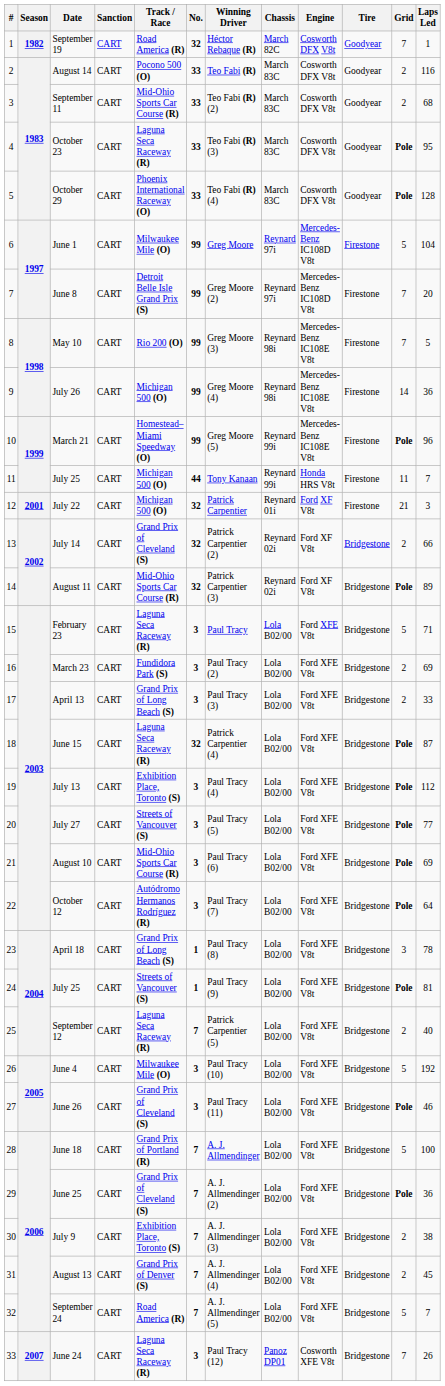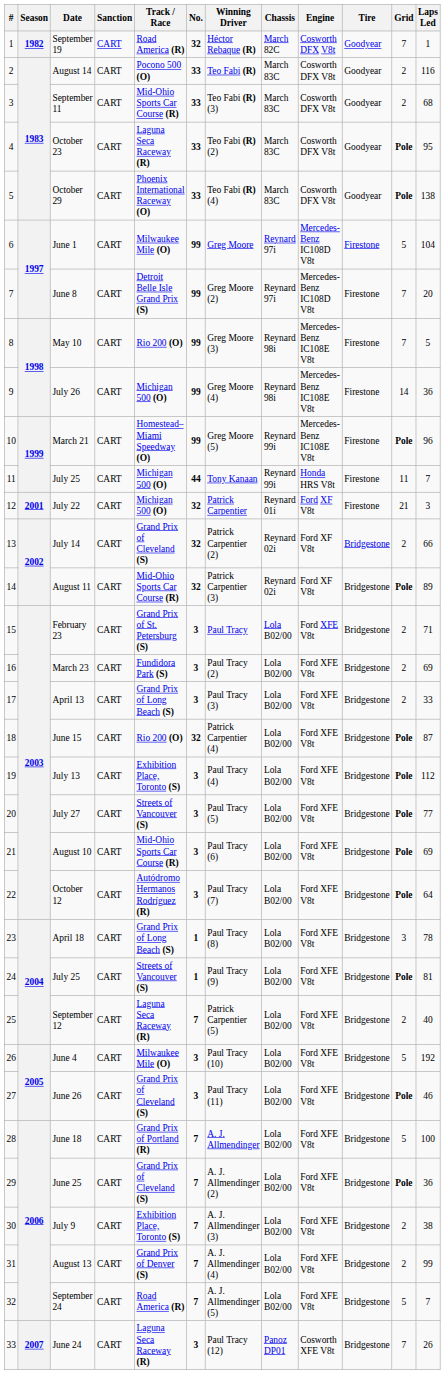(231, 103) Teo Fabi (R) (2) -> (231, 103) Teo Fabi (R) (3)
(231, 147) Teo Fabi (R) (3) -> (231, 147) Teo Fabi (R) (2)
(428, 196) 128 -> (428, 196) 138
(154, 630) Laguna Seca Raceway (R) -> (157, 630) Grand Prix of St. Petersburg (S)
(404, 630) 5 -> (404, 630) 2
(154, 744) Laguna Seca Raceway (R) -> (160, 738) Rio 200 (O)
(428, 1275) 45 -> (428, 1264) 99
